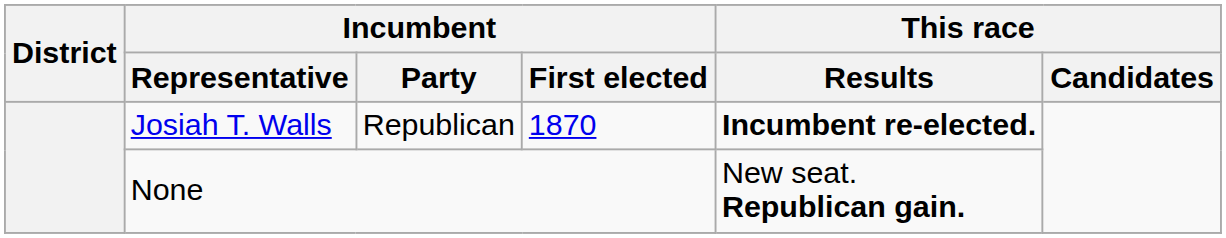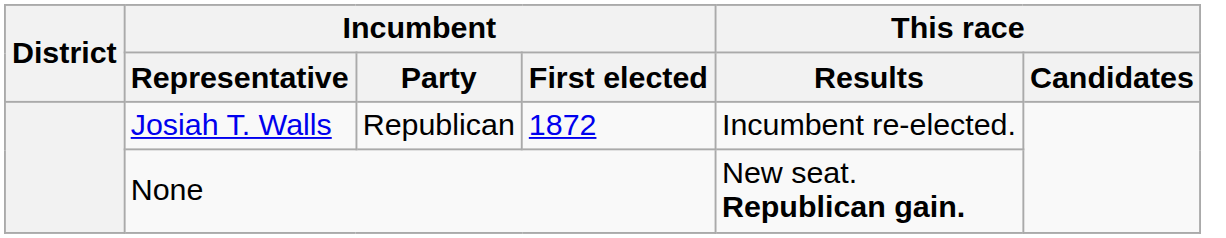(563, 125) 1870 -> (563, 125) 1872
(879, 125) bold -> (869, 125) normal
